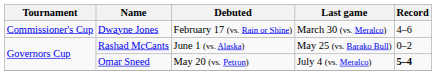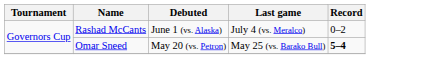- row: (128, 29)
(344, 45) May 25 (vs. Barako Bull) -> (268, 29) July 4 (vs. Meralco)
(334, 62) July 4 (vs. Meralco) -> (278, 45) May 25 (vs. Barako Bull)
